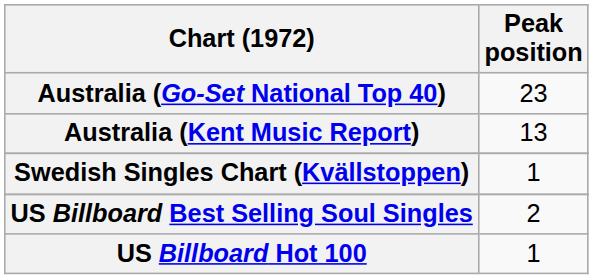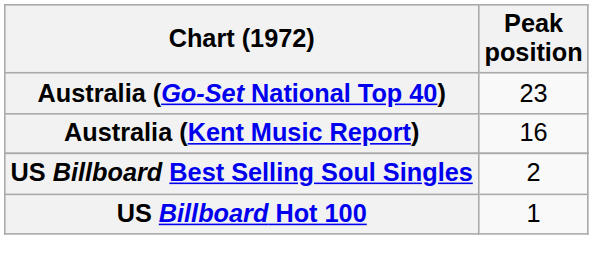(534, 133) 13 -> (534, 133) 16
- row: (242, 173)
